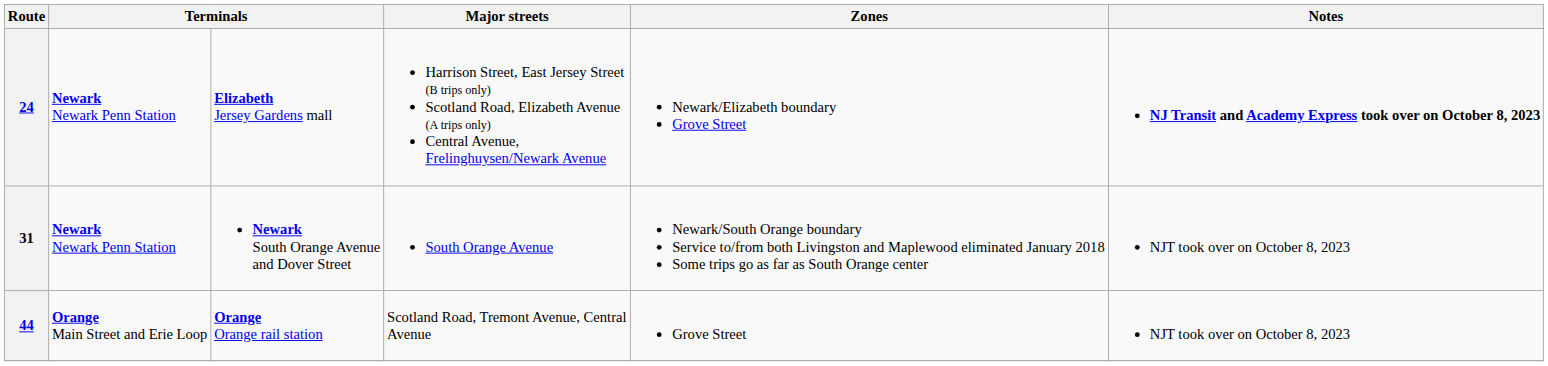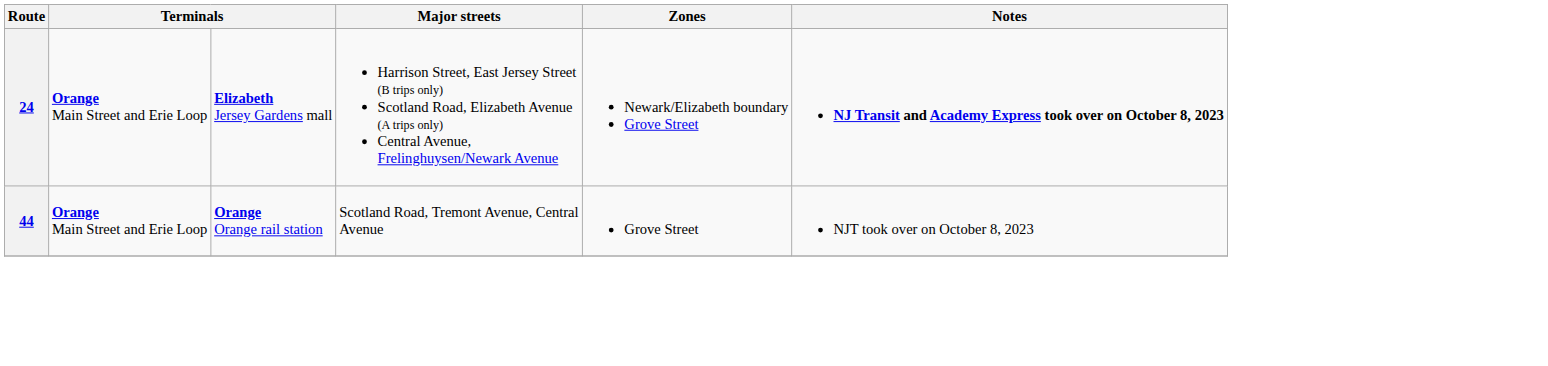(114, 107) Newark Newark Penn Station -> (130, 107) Orange Main Street and Erie Loop
- row: (26, 238)
